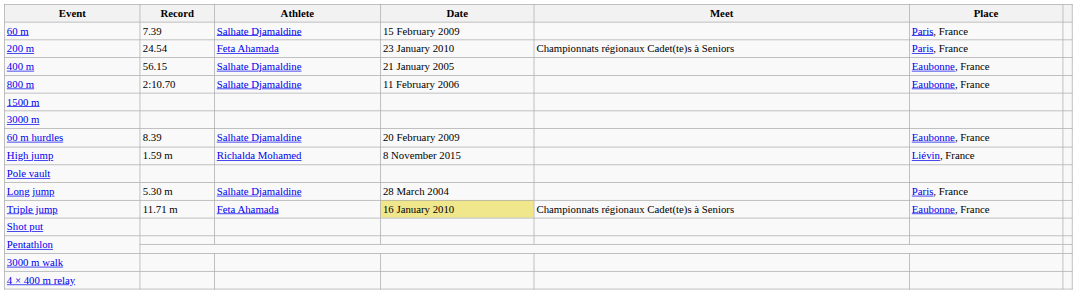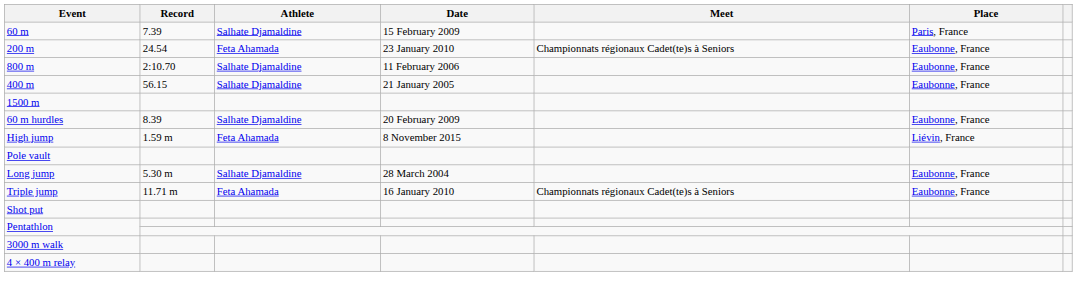(940, 49) Paris, France -> (951, 49) Eaubonne, France
rows swapped: (20, 66) <-> (20, 84)
- row: (23, 120)
(259, 155) Richalda Mohamed -> (248, 138) Feta Ahamada
(940, 191) Paris, France -> (951, 173) Eaubonne, France
(419, 209) khaki background -> (419, 191) no background
